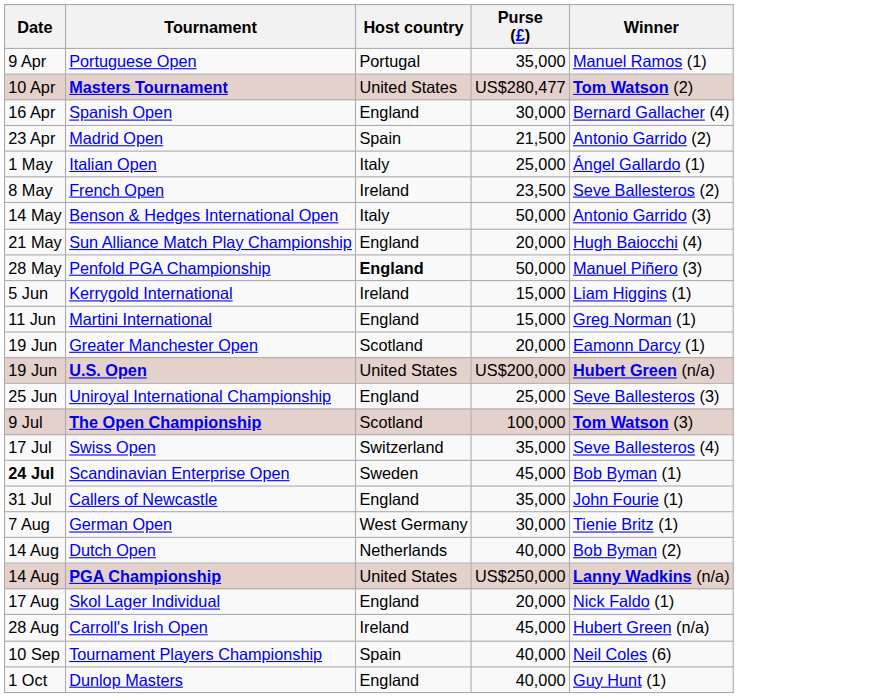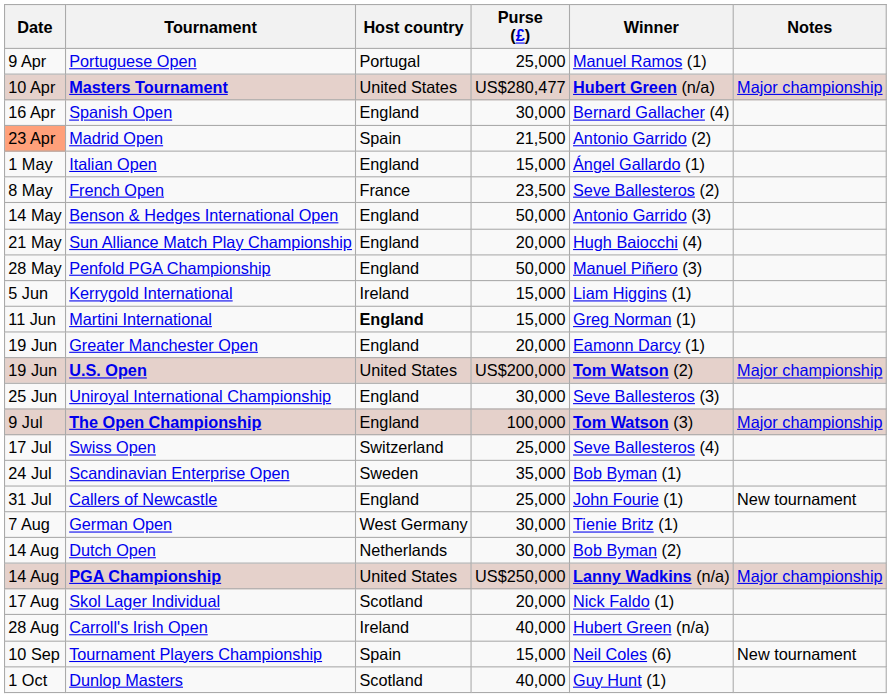+ column: (810, 27)
(541, 62) 35,000 -> (541, 62) 25,000
(633, 87) Tom Watson (2) -> (644, 87) Hubert Green (n/a)
(32, 139) no background -> (32, 139) lightsalmon background
(374, 165) Italy -> (389, 165) England
(541, 165) 25,000 -> (541, 165) 15,000
(384, 190) Ireland -> (385, 190) France
(374, 216) Italy -> (389, 216) England
(392, 268) bold -> (389, 268) normal
(389, 319) normal -> (392, 319) bold
(391, 345) Scotland -> (389, 345) England
(644, 370) Hubert Green (n/a) -> (633, 370) Tom Watson (2)
(541, 396) 25,000 -> (541, 396) 30,000
(391, 422) Scotland -> (389, 422) England
(541, 448) 35,000 -> (541, 448) 25,000
(31, 473) bold -> (30, 473) normal
(541, 473) 45,000 -> (541, 473) 35,000
(541, 499) 35,000 -> (541, 499) 25,000
(541, 551) 40,000 -> (541, 551) 30,000
(389, 602) England -> (391, 602) Scotland
(541, 628) 45,000 -> (541, 628) 40,000
(541, 654) 40,000 -> (541, 654) 15,000
(389, 679) England -> (391, 679) Scotland
